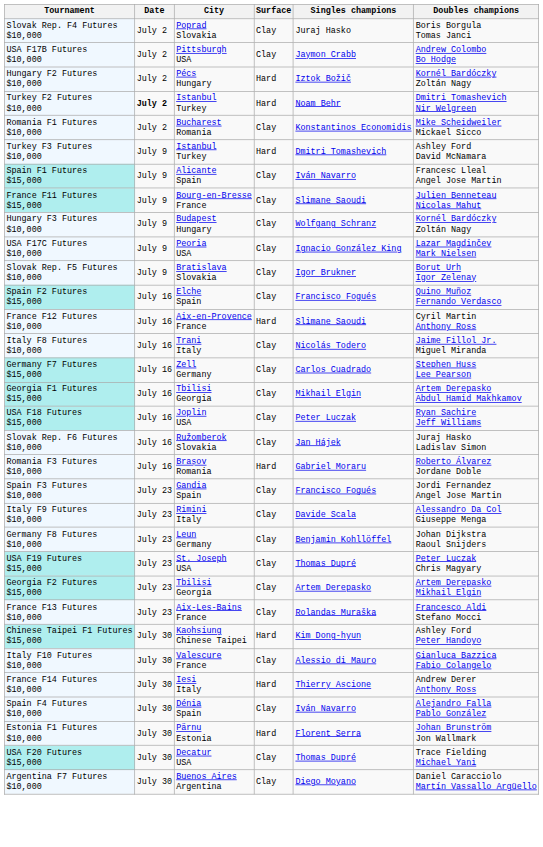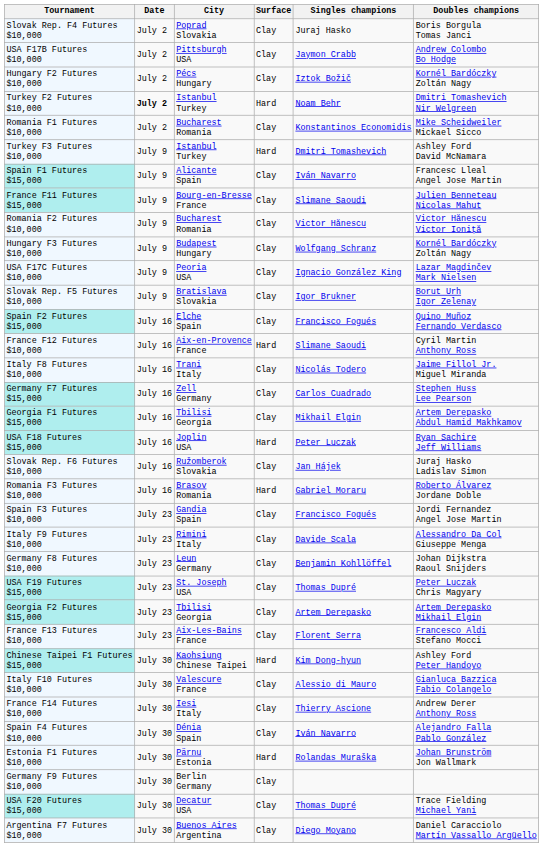(266, 79) Hard -> (266, 79) Clay
+ row: (52, 224)
(266, 418) Clay -> (266, 442) Hard
(336, 612) Rolandas Muraška -> (328, 636) Florent Serra
(266, 685) Hard -> (266, 709) Clay
(328, 733) Florent Serra -> (336, 757) Rolandas Muraška
+ row: (52, 782)
